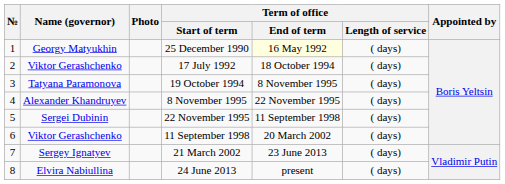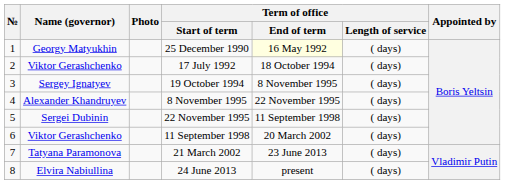(75, 83) Tatyana Paramonova -> (75, 83) Sergey Ignatyev
(75, 153) Sergey Ignatyev -> (75, 153) Tatyana Paramonova
